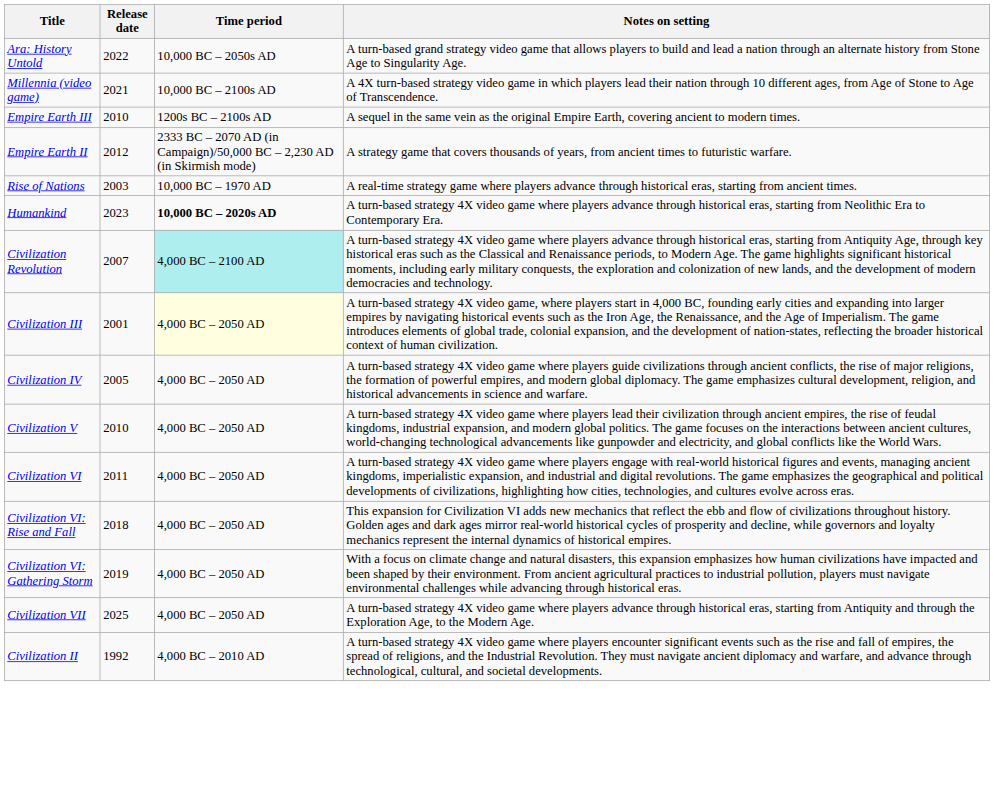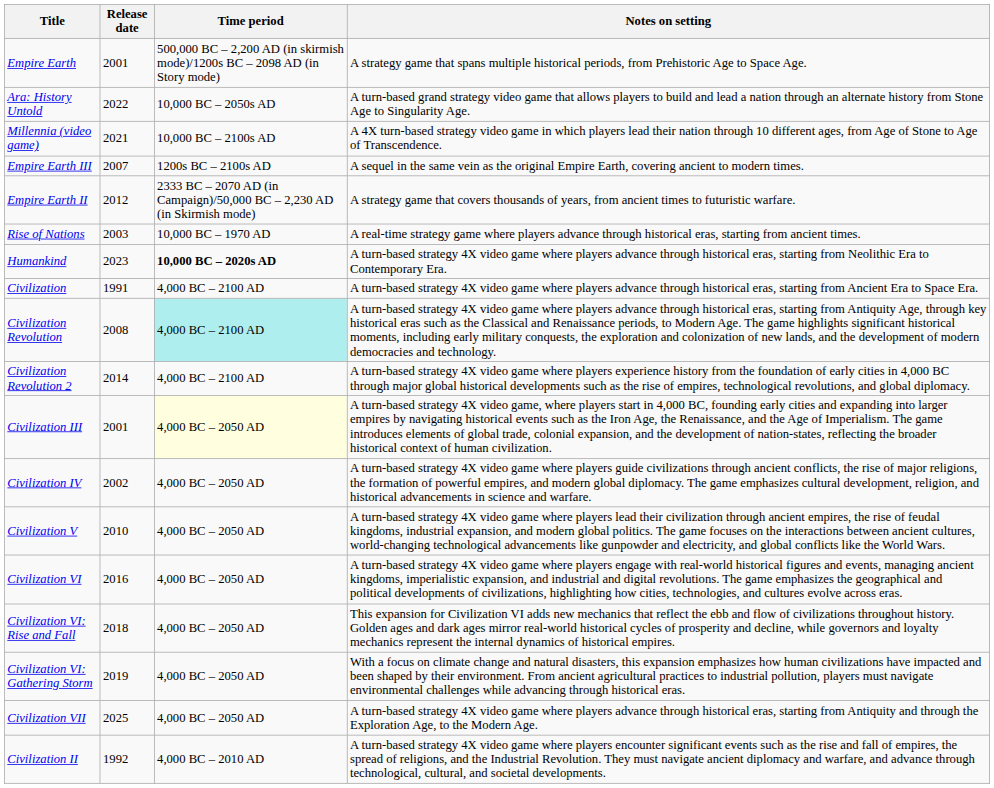+ row: (42, 63)
(116, 117) 2010 -> (116, 165) 2007
+ row: (37, 288)
(116, 261) 2007 -> (116, 330) 2008
+ row: (39, 378)
(116, 379) 2005 -> (116, 482) 2002
(116, 476) 2011 -> (116, 579) 2016
